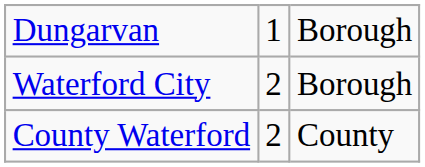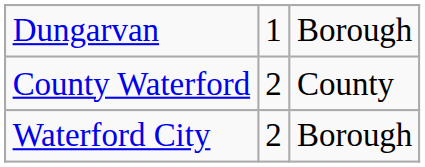rows swapped: (112, 82) <-> (131, 135)
